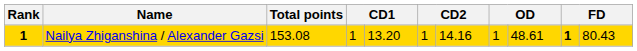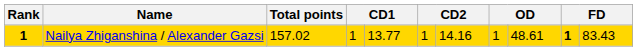(290, 35) 153.08 -> (290, 35) 157.02
(384, 35) 13.20 -> (384, 35) 13.77
(599, 35) 80.43 -> (599, 35) 83.43
